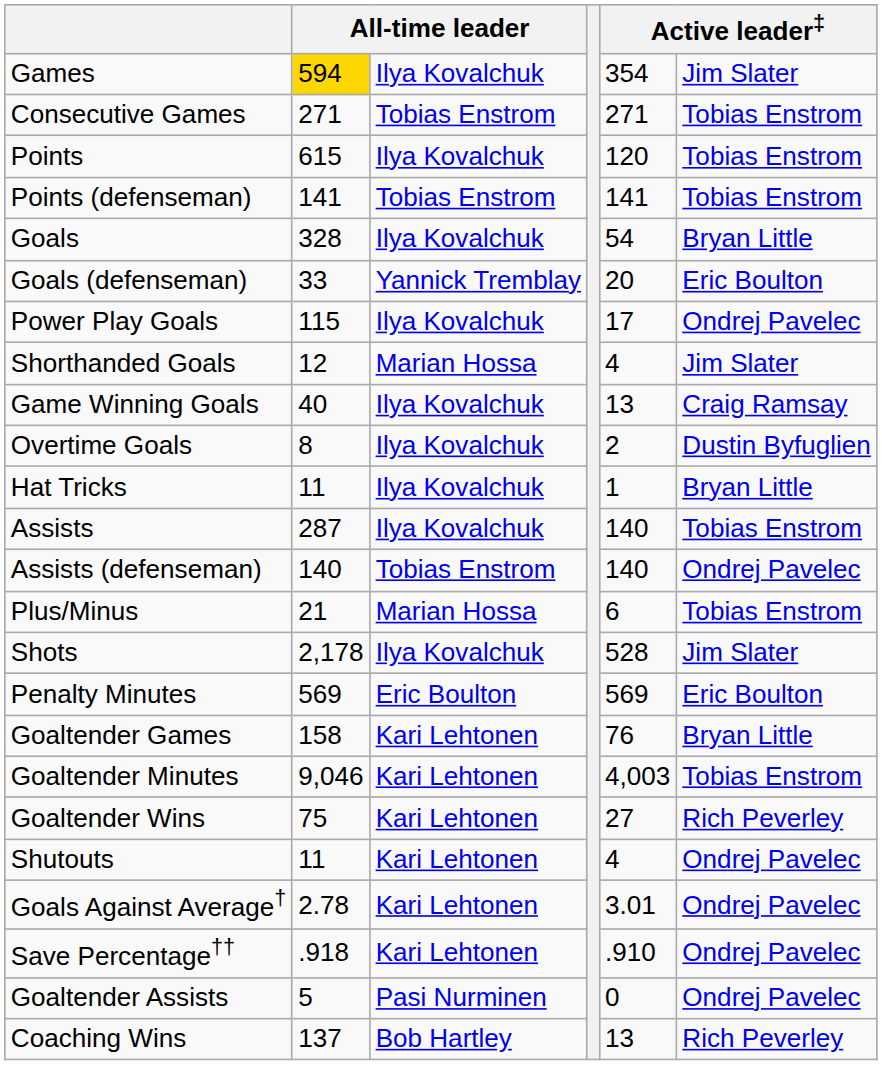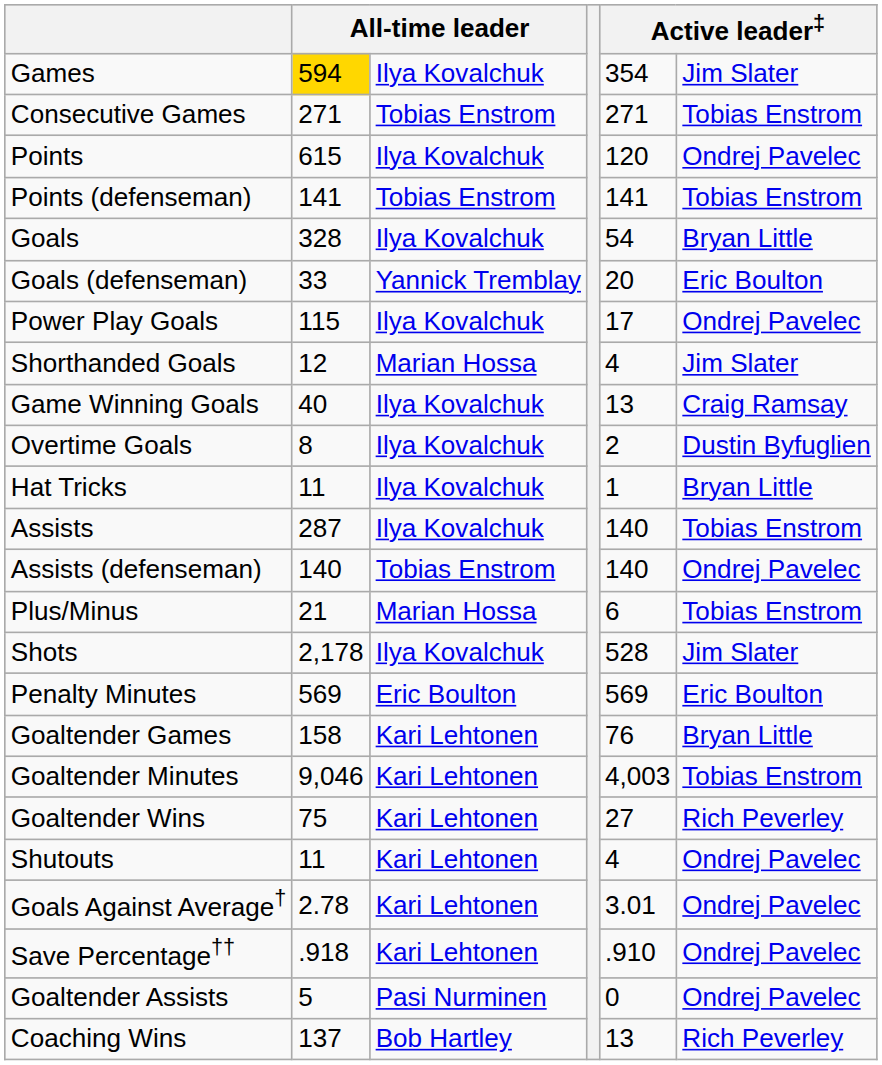(772, 156) Tobias Enstrom -> (771, 156) Ondrej Pavelec
